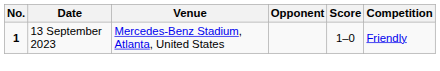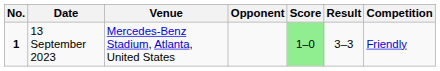+ column: (344, 13)
(345, 37) no background -> (305, 44) lightgreen background
